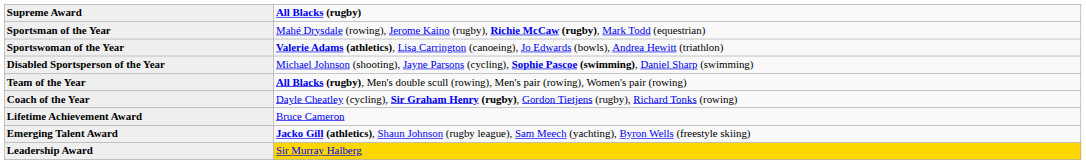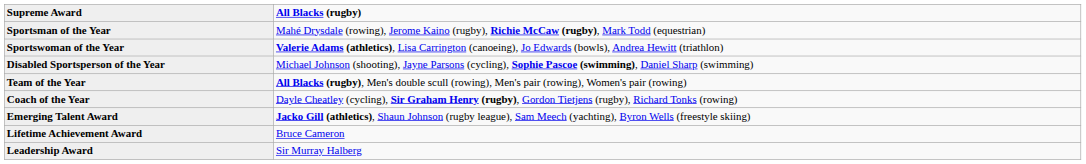rows swapped: (62, 133) <-> (74, 116)
(319, 151) gold background -> (319, 151) no background
